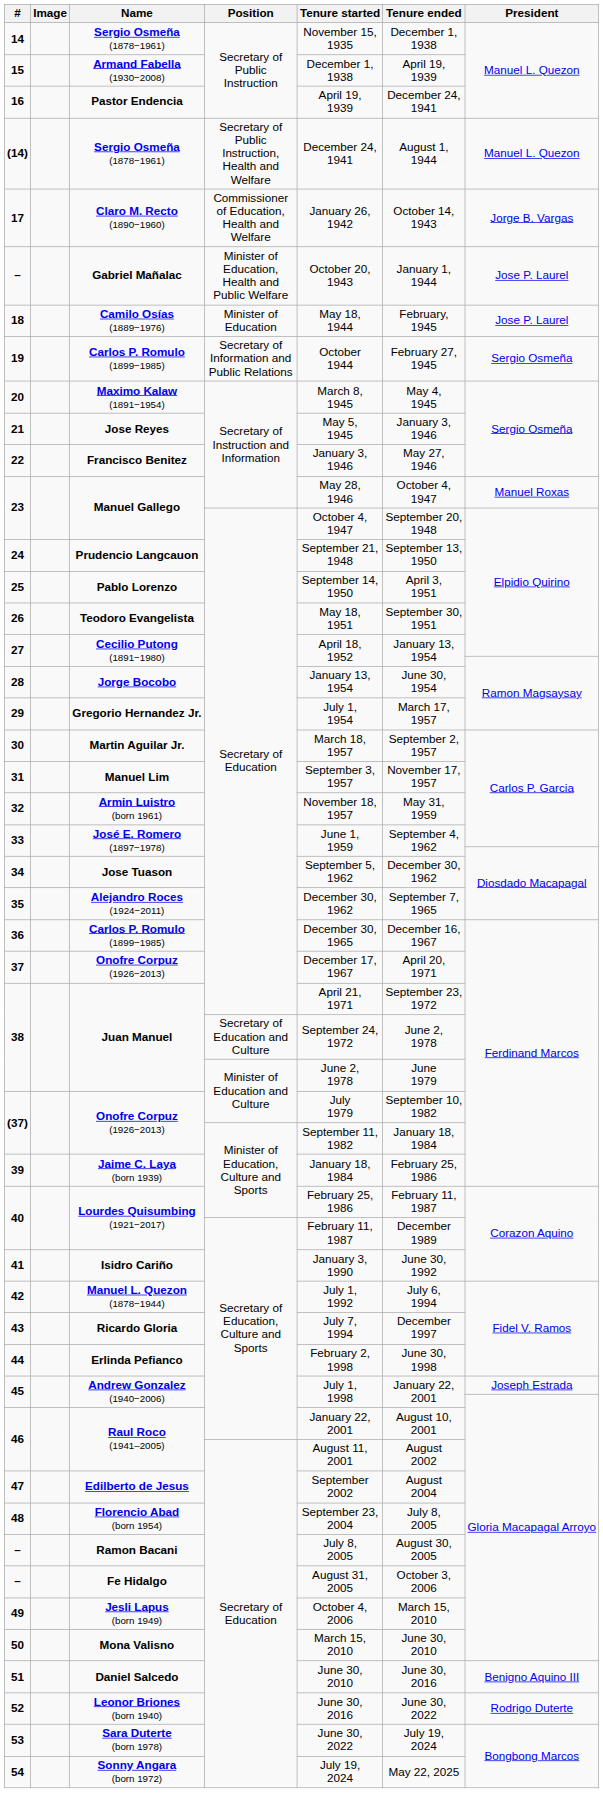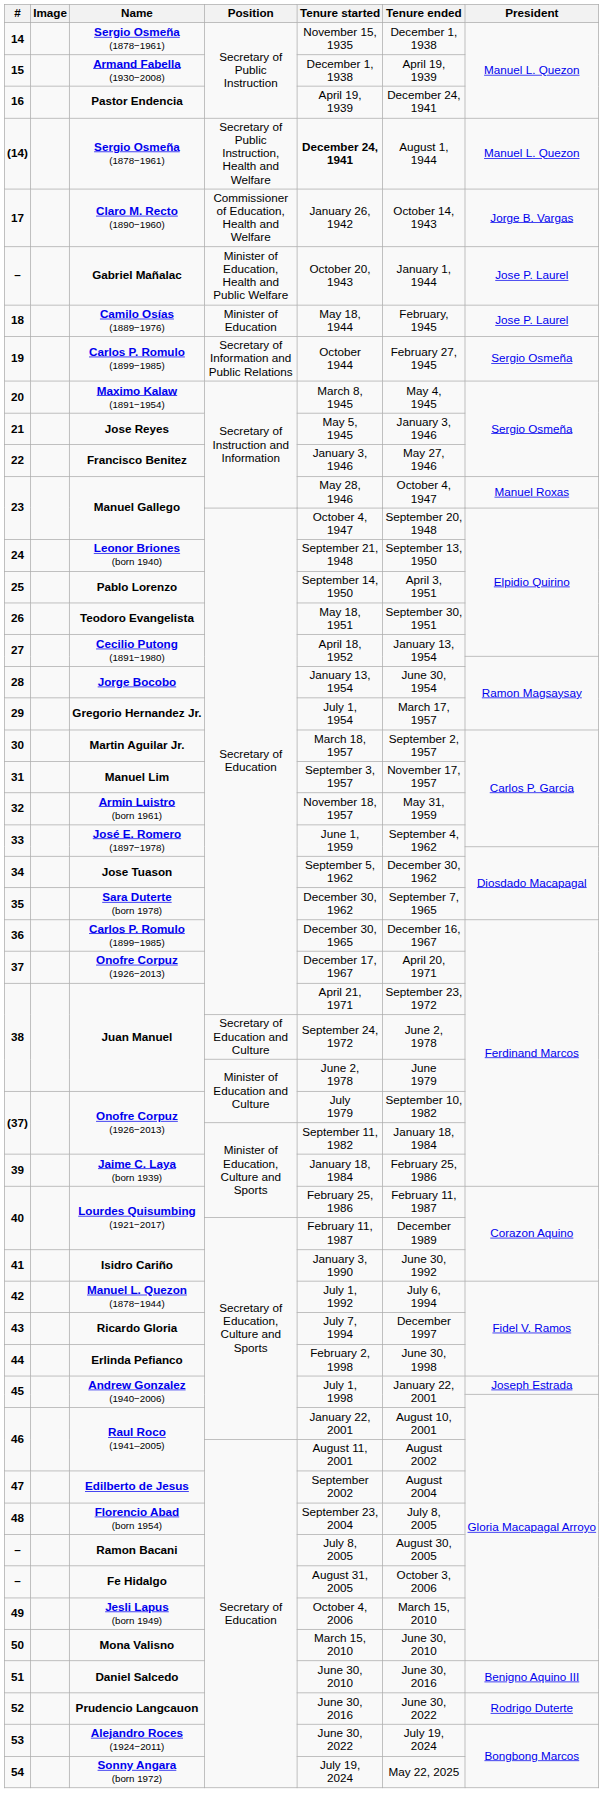(340, 153) normal -> (340, 153) bold
(137, 555) Prudencio Langcauon -> (137, 555) Leonor Briones (born 1940)
(137, 903) Alejandro Roces (1924−2011) -> (137, 903) Sara Duterte (born 1978)
(137, 1708) Leonor Briones (born 1940) -> (137, 1708) Prudencio Langcauon
(137, 1740) Sara Duterte (born 1978) -> (137, 1740) Alejandro Roces (1924−2011)
